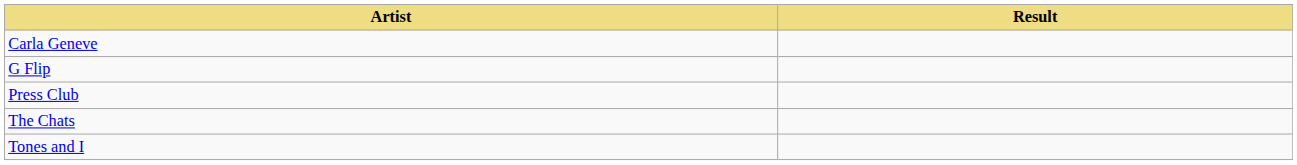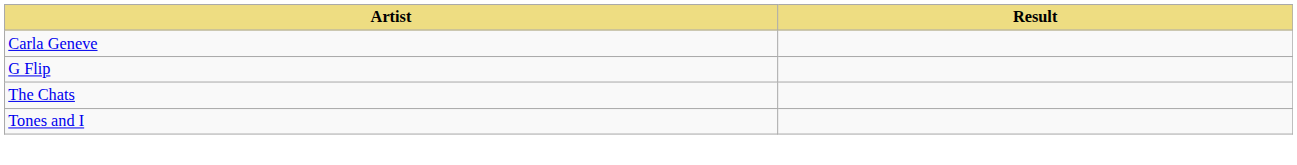- row: (43, 95)
